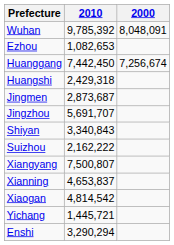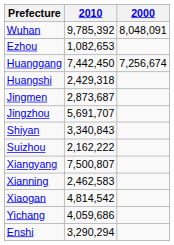(91, 182) 4,653,837 -> (91, 182) 2,462,583
(91, 215) 1,445,721 -> (91, 215) 4,059,686
